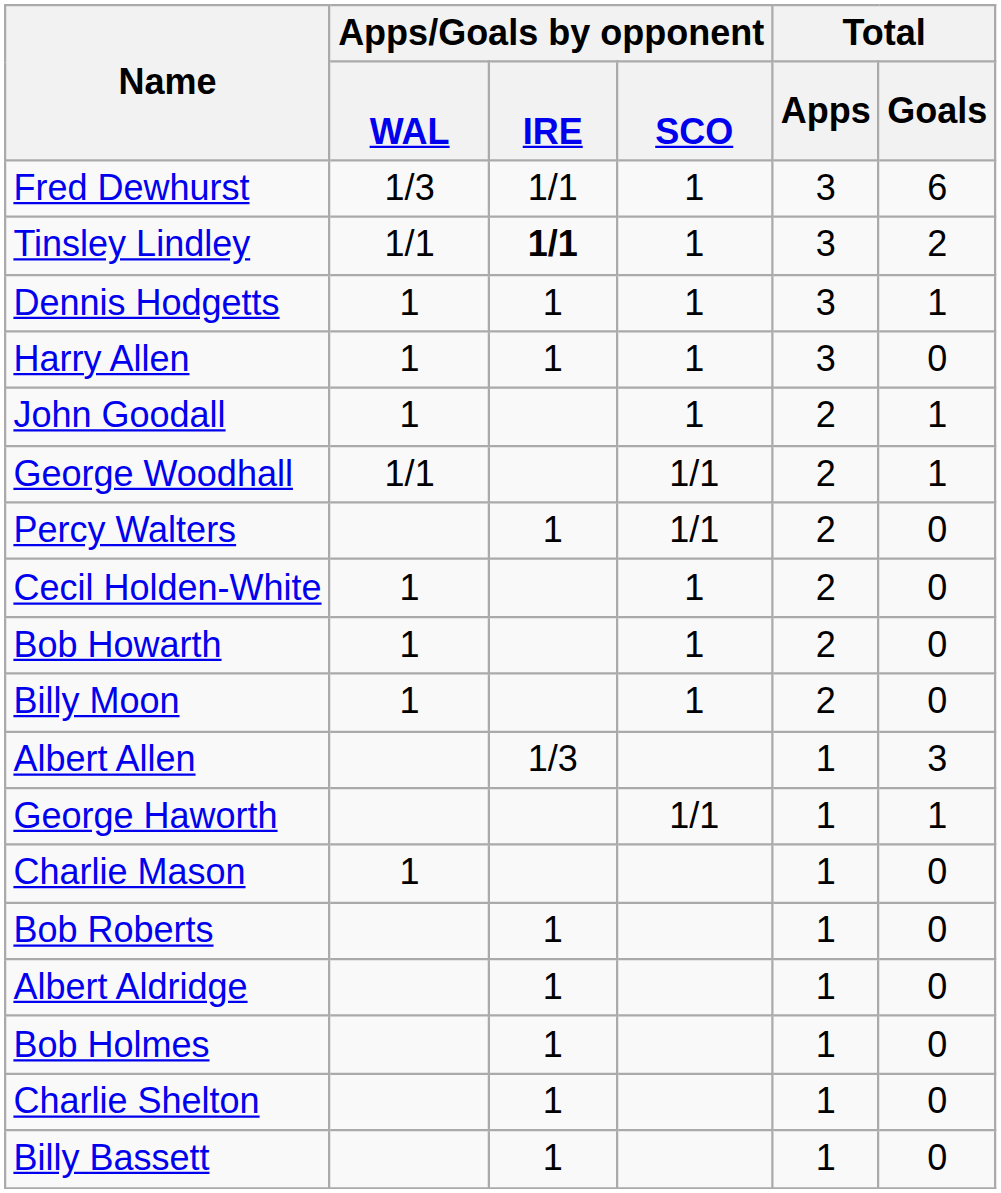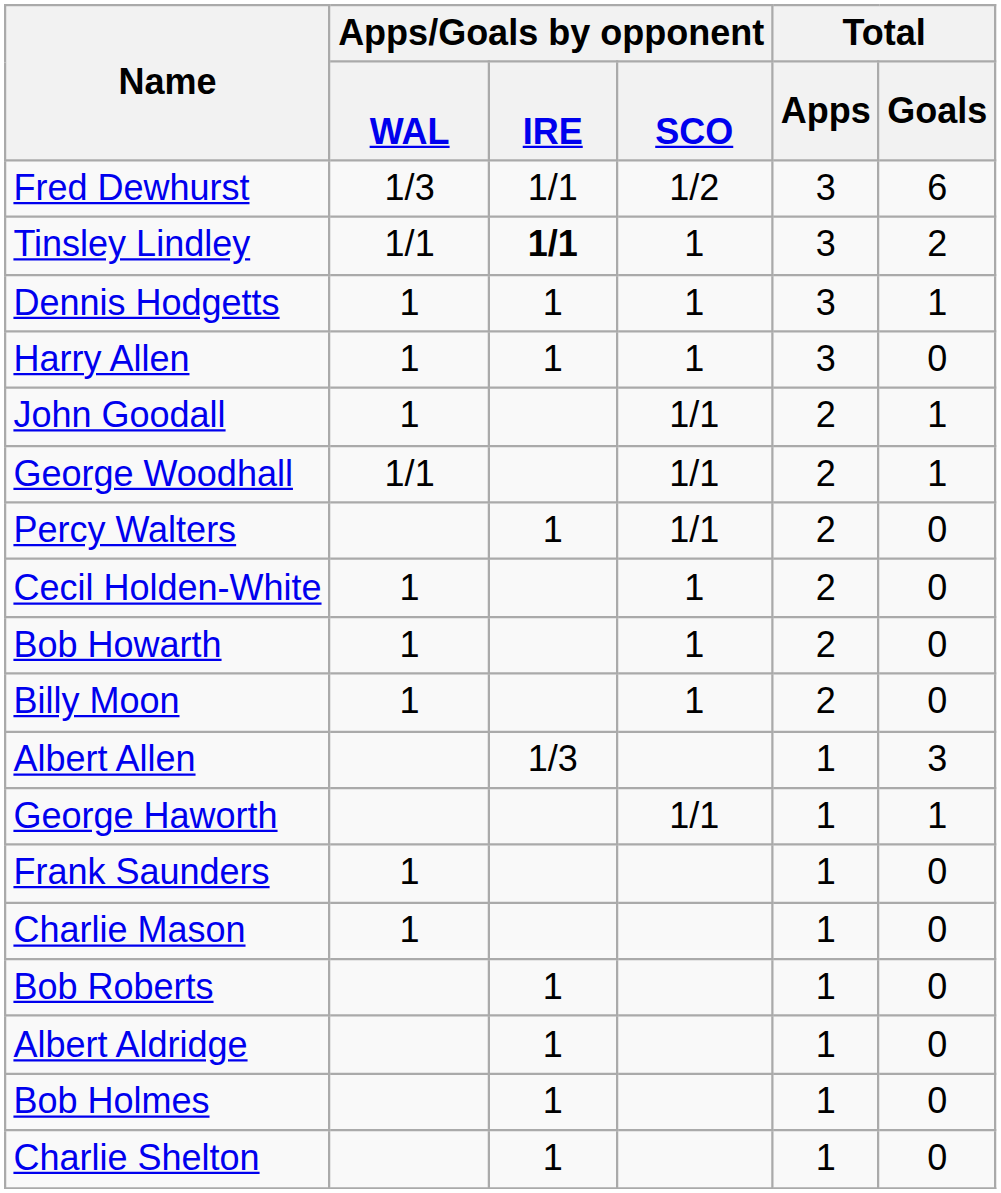(694, 187) 1 -> (694, 187) 1/2
(694, 416) 1 -> (694, 416) 1/1
+ row: (141, 872)
- row: (111, 1158)
